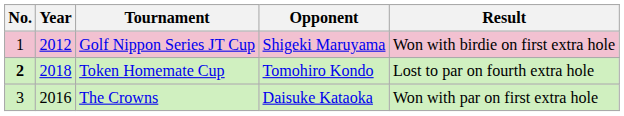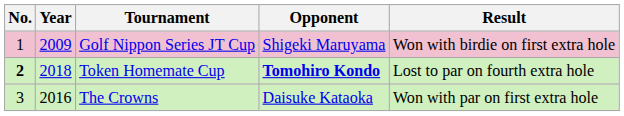(56, 44) 2012 -> (56, 44) 2009
(318, 71) normal -> (321, 71) bold
